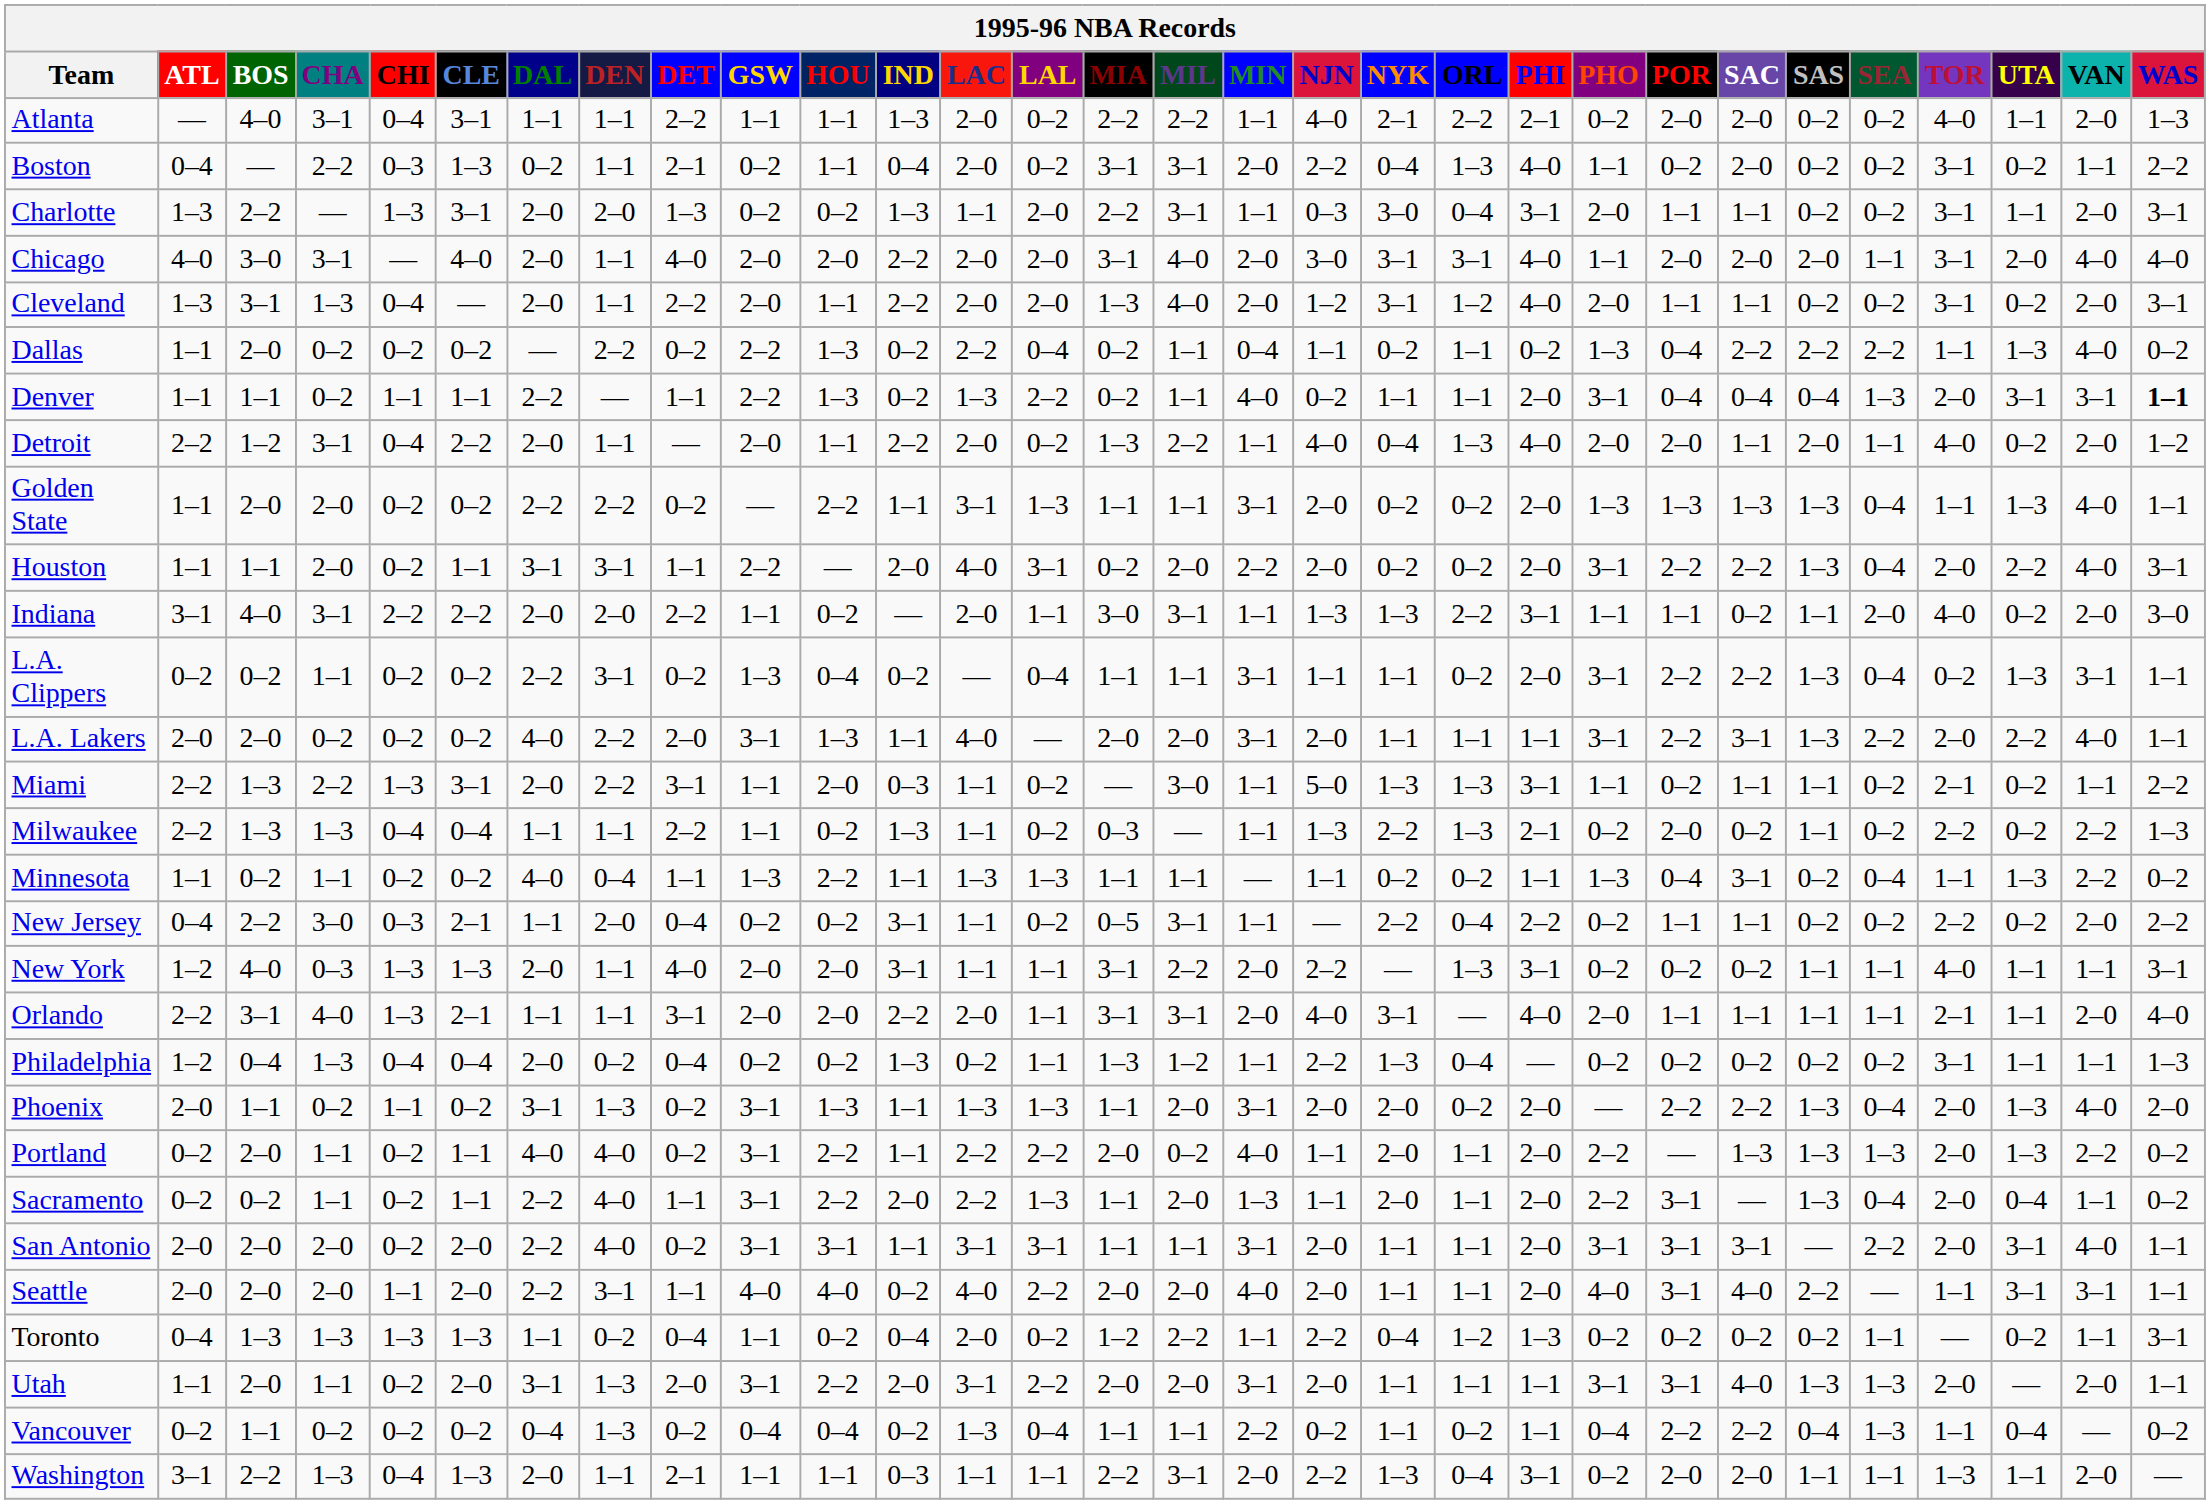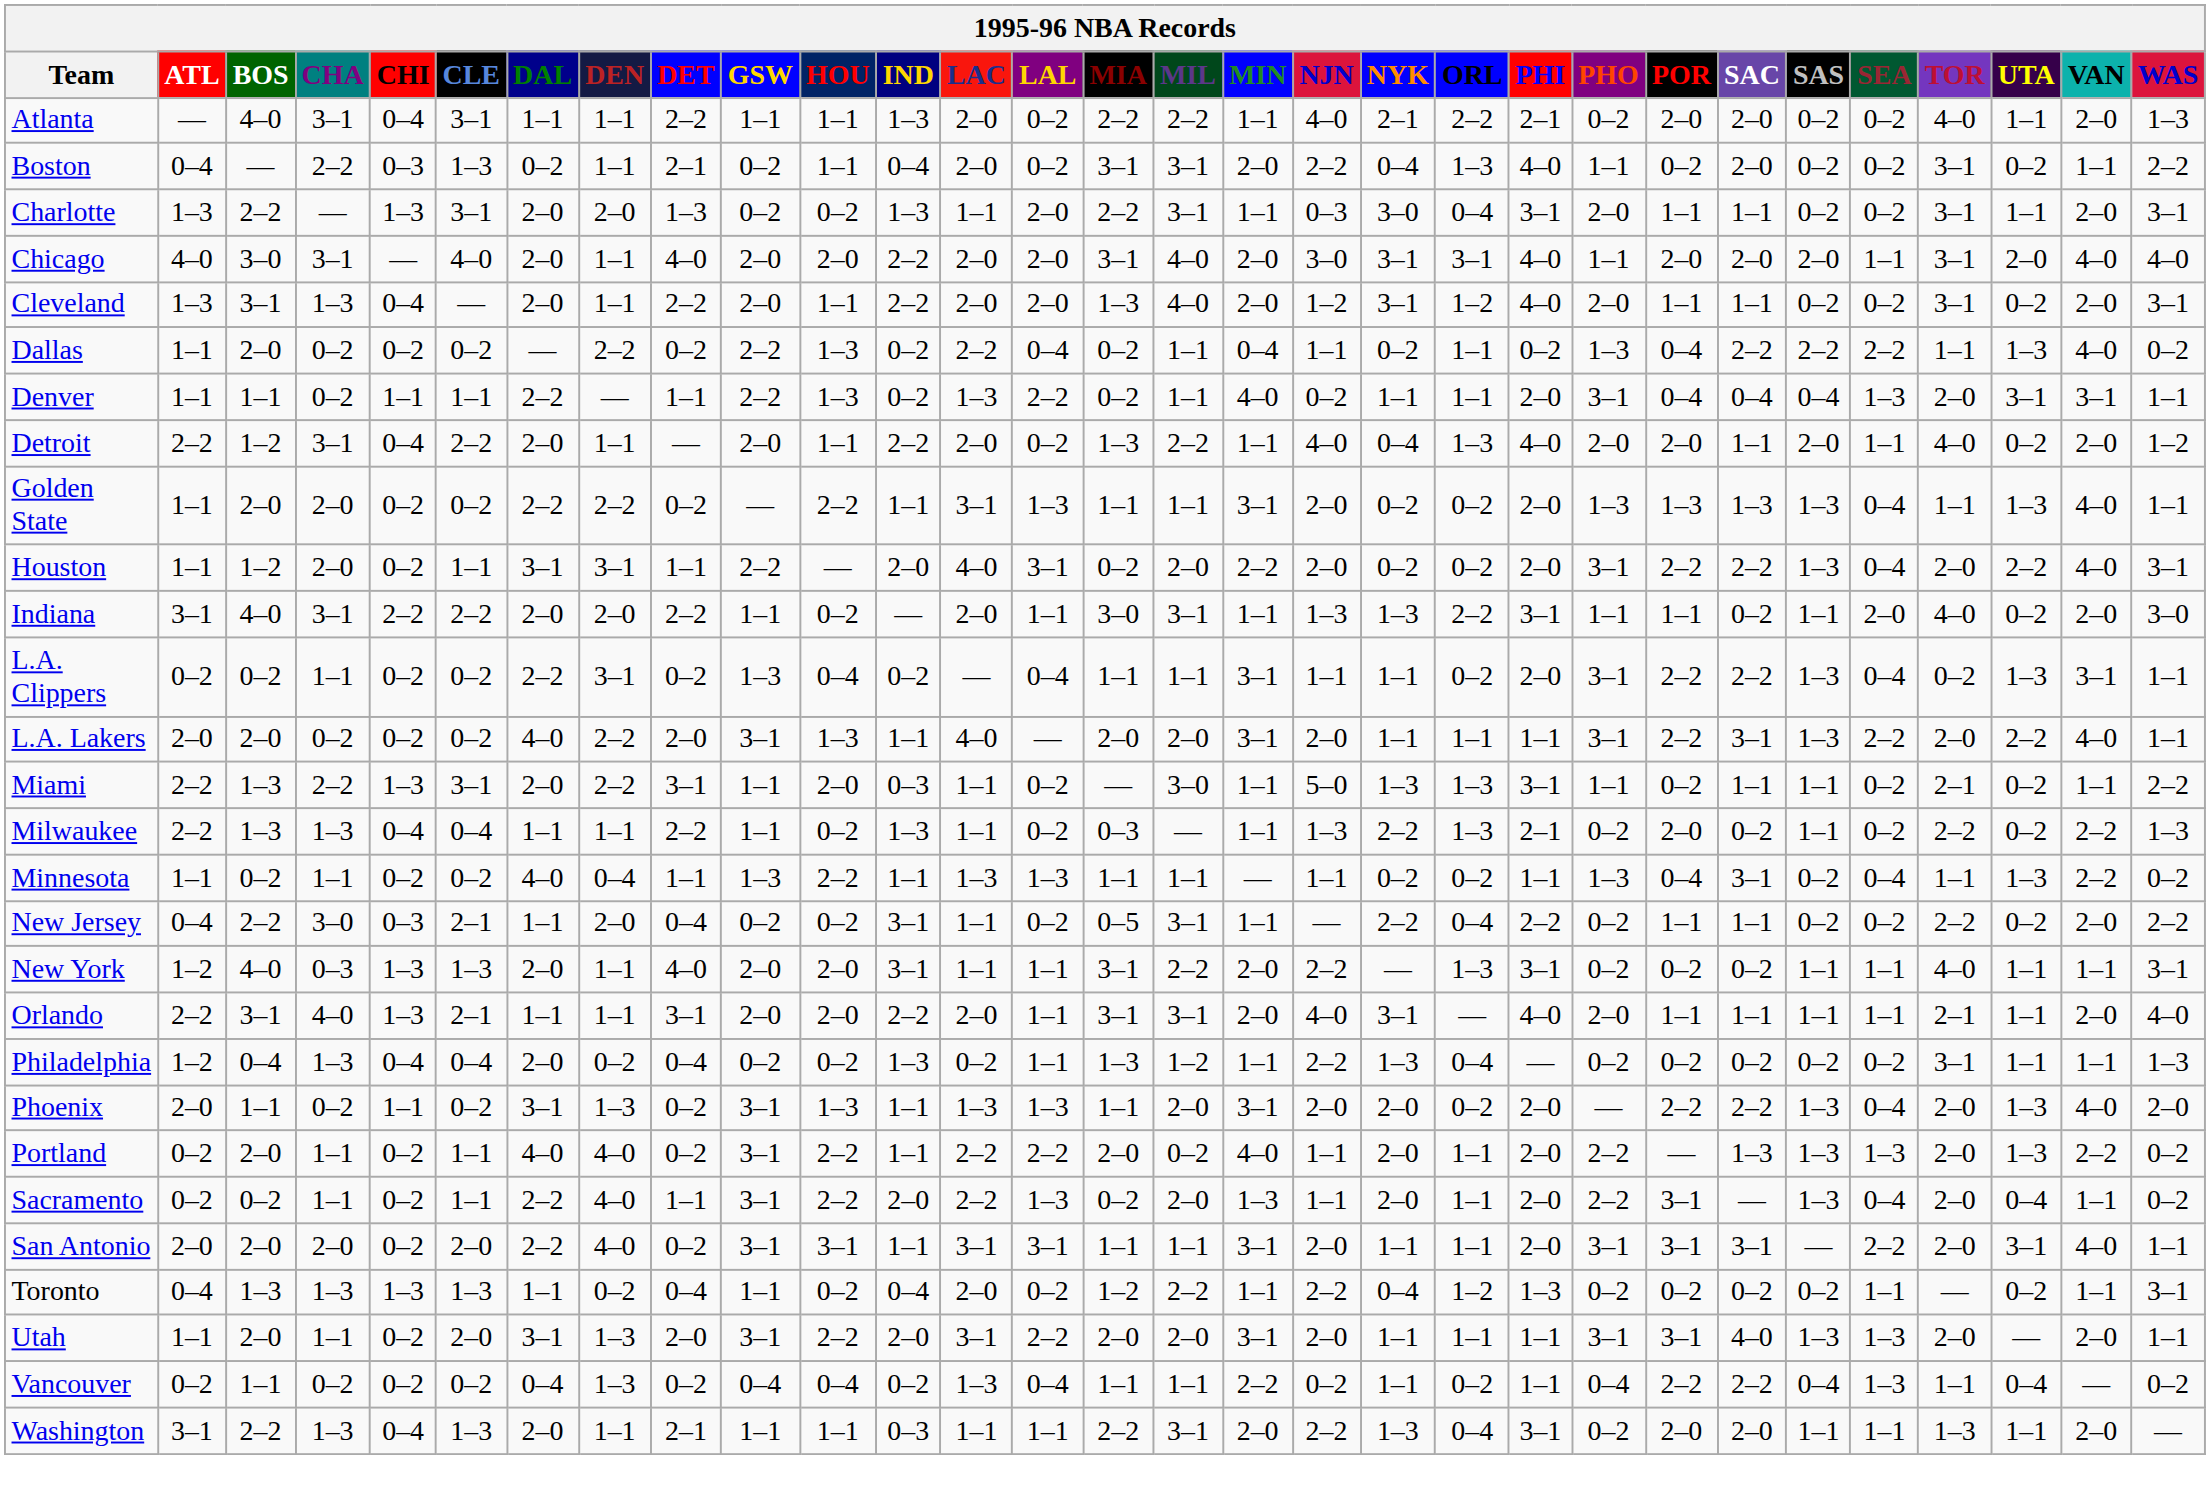(2168, 396) bold -> (2168, 396) normal
(261, 567) 1–1 -> (261, 567) 1–2
(1118, 1199) 1–1 -> (1118, 1199) 0–2
- row: (50, 1291)
